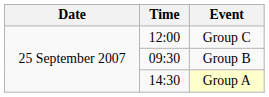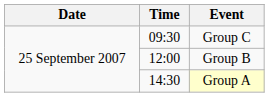(164, 37) 12:00 -> (164, 37) 09:30
(164, 59) 09:30 -> (164, 59) 12:00
